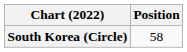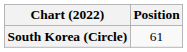(157, 36) 58 -> (157, 36) 61
